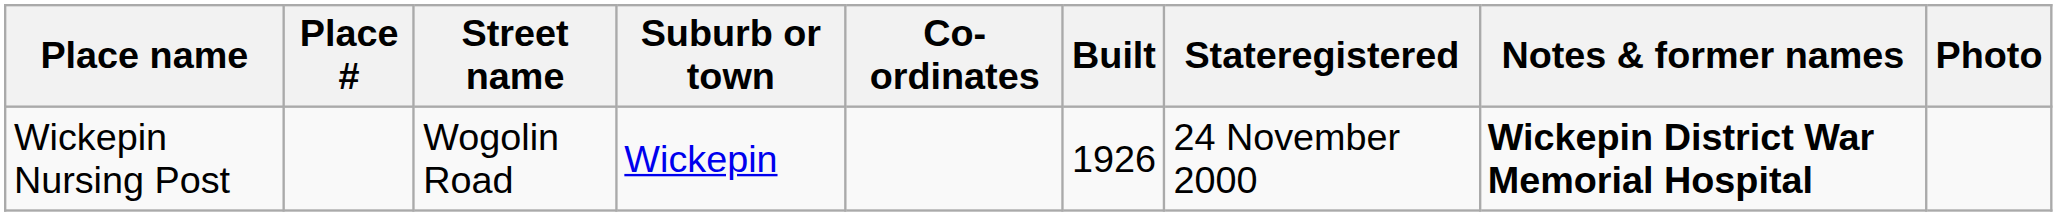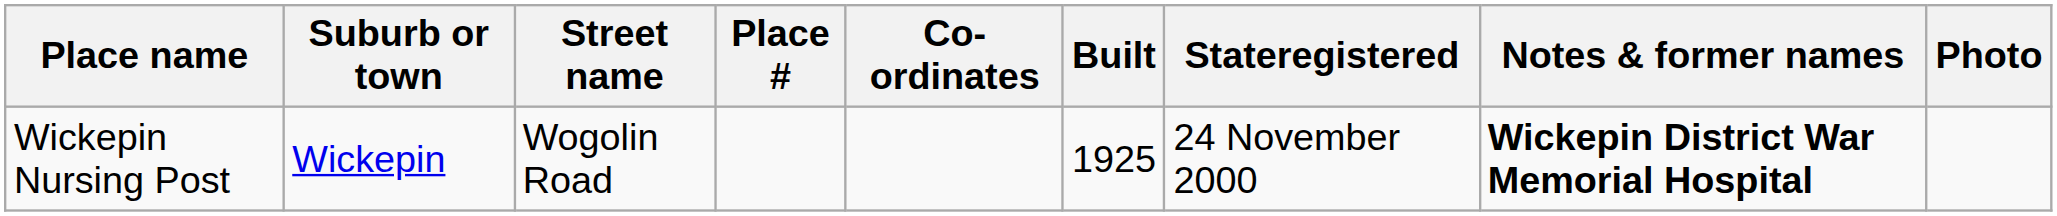columns swapped: (349, 55) <-> (731, 55)
(1114, 158) 1926 -> (1114, 158) 1925
